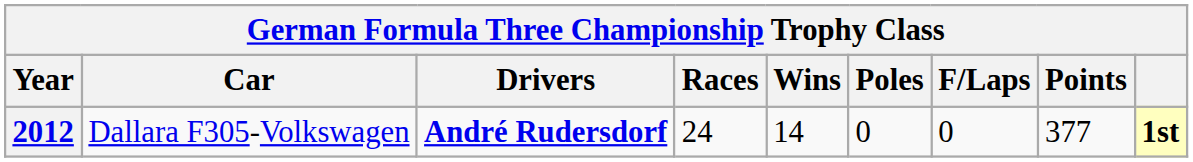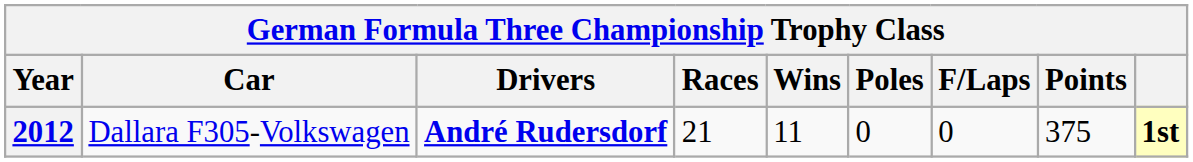(697, 130) 24 -> (697, 130) 21
(789, 130) 14 -> (788, 130) 11
(1068, 130) 377 -> (1068, 130) 375
